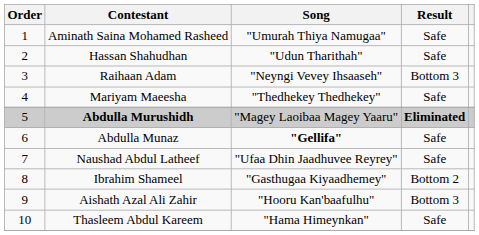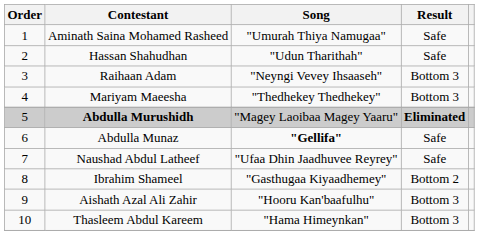(435, 96) Safe -> (435, 96) Bottom 3
(435, 220) Safe -> (435, 220) Bottom 3
